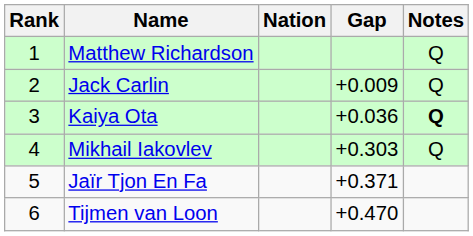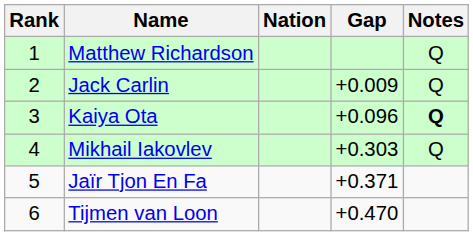(367, 117) +0.036 -> (367, 117) +0.096
